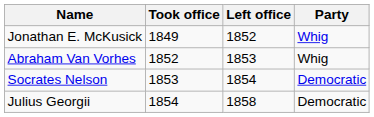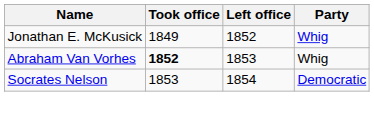(164, 58) normal -> (164, 58) bold
- row: (49, 101)
